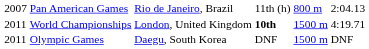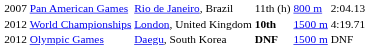(15, 24) 2011 -> (15, 24) 2012
(15, 39) 2011 -> (15, 39) 2012
(266, 39) normal -> (266, 39) bold
